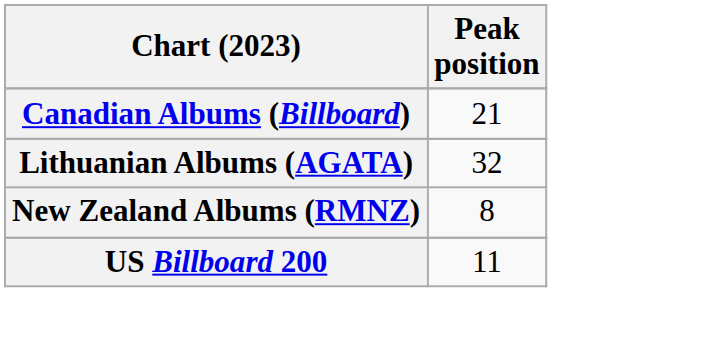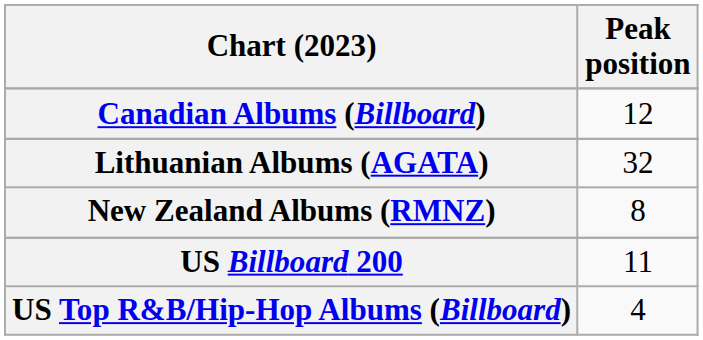(487, 113) 21 -> (638, 113) 12
+ row: (292, 310)
